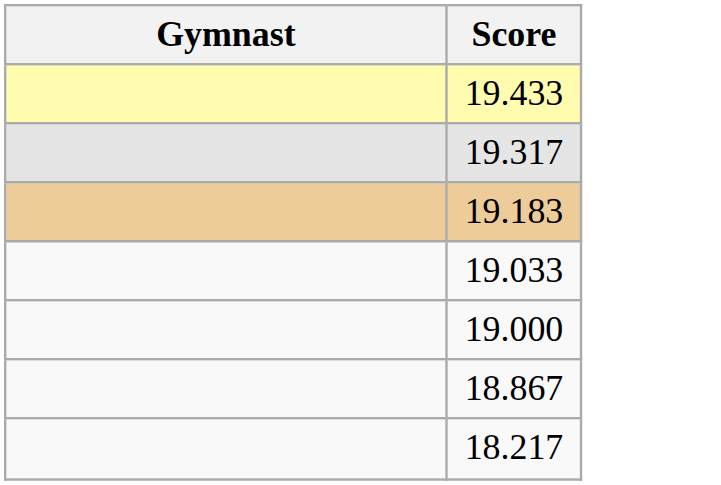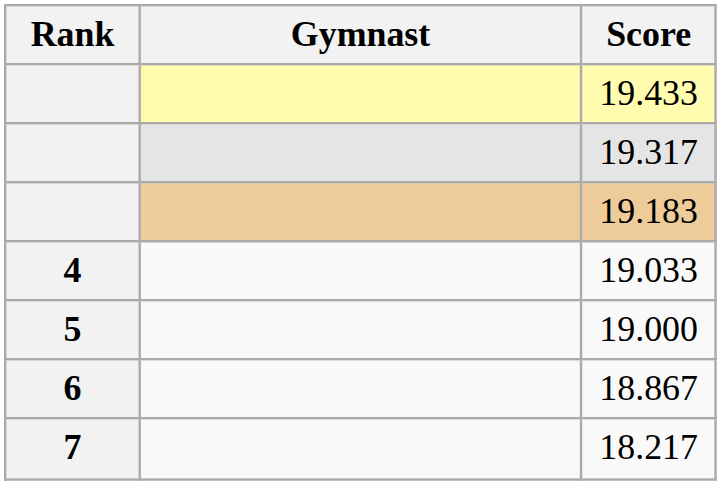+ column: (73, 34)
